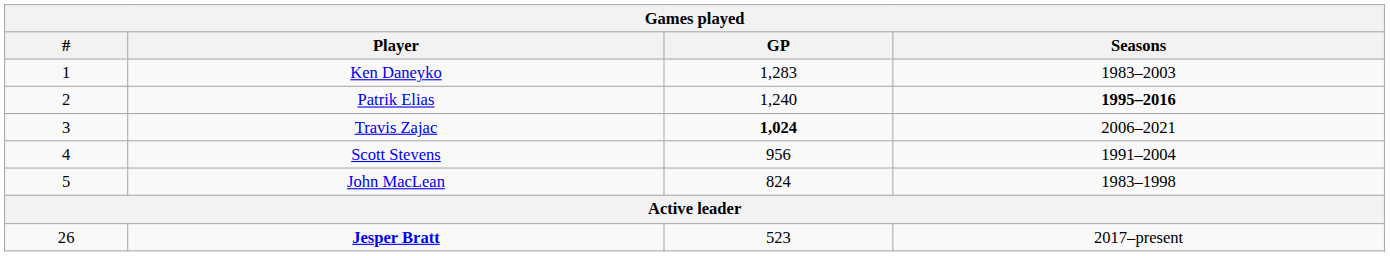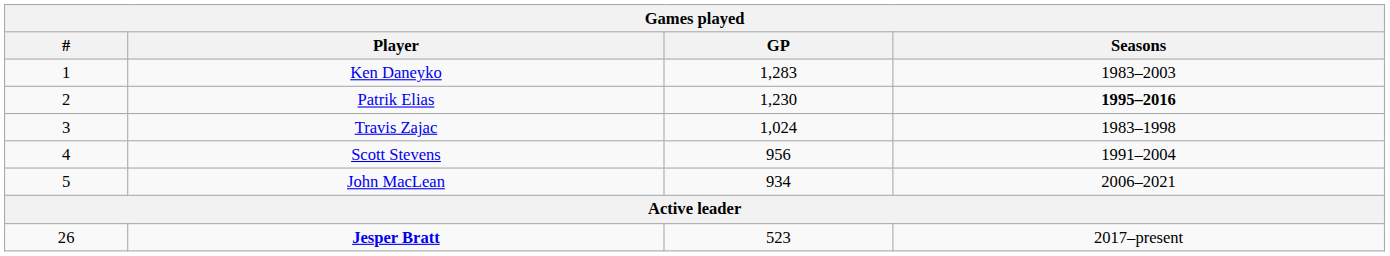(778, 100) 1,240 -> (778, 100) 1,230
(778, 127) bold -> (778, 127) normal
(1139, 127) 2006–2021 -> (1139, 127) 1983–1998
(778, 182) 824 -> (778, 182) 934
(1139, 182) 1983–1998 -> (1139, 182) 2006–2021
